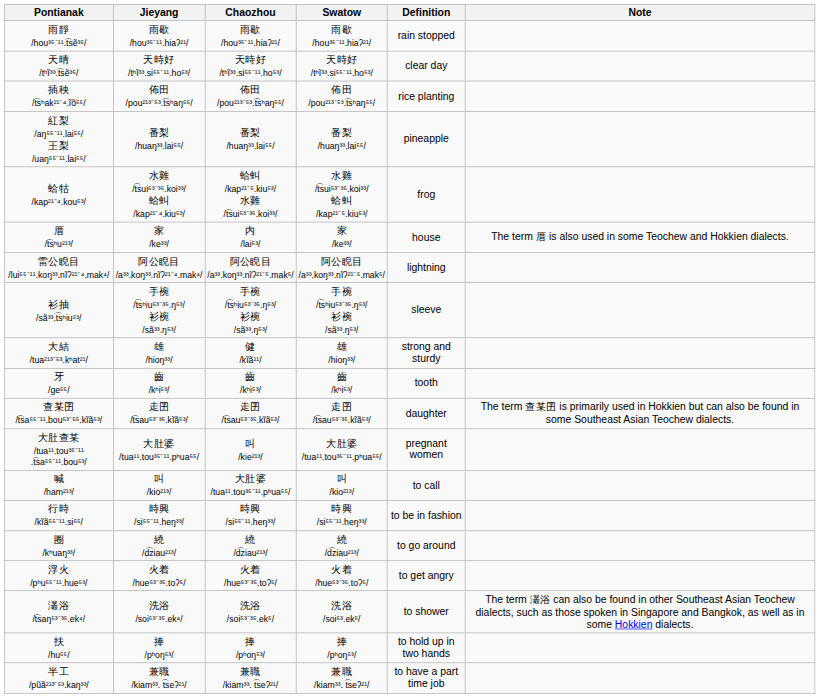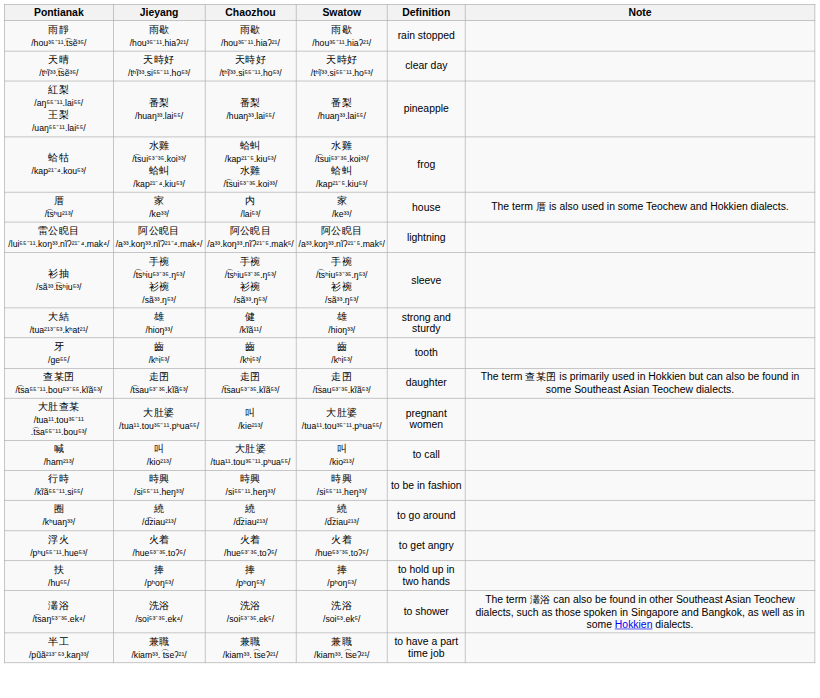- row: (59, 96)
rows swapped: (59, 648) <-> (59, 612)
